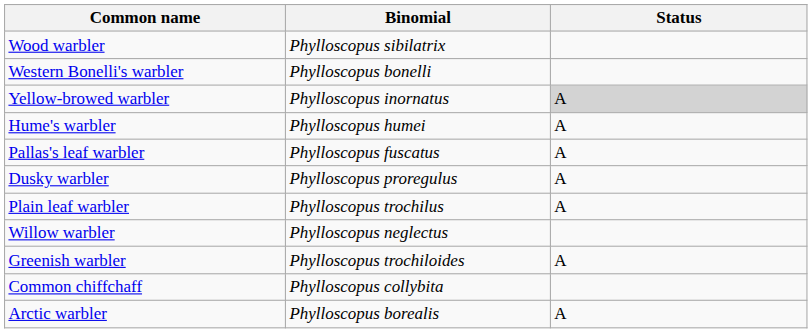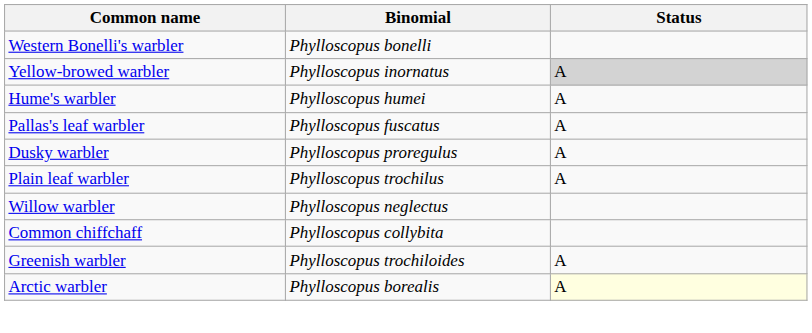- row: (57, 44)
rows swapped: (75, 286) <-> (67, 260)
(560, 313) no background -> (560, 286) lightyellow background
